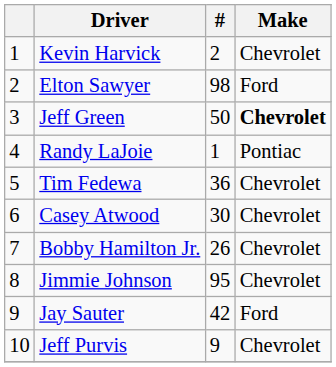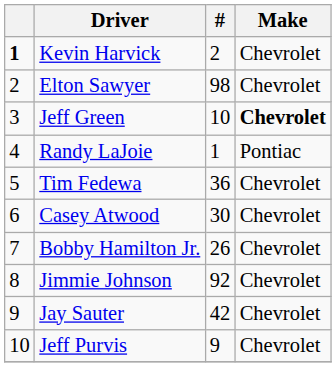(14, 53) normal -> (14, 53) bold
(259, 85) Ford -> (280, 85) Chevrolet
(220, 118) 50 -> (220, 118) 10
(220, 280) 95 -> (220, 280) 92
(259, 313) Ford -> (280, 313) Chevrolet
